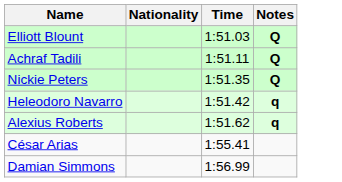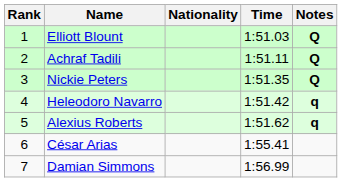+ column: (24, 15)
